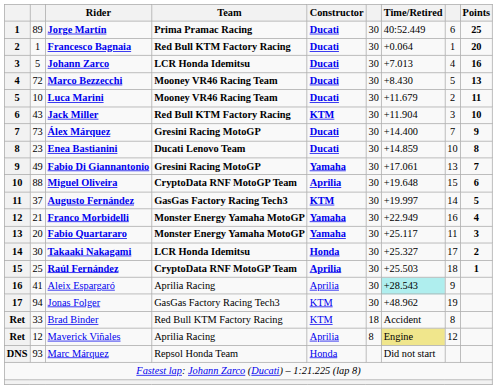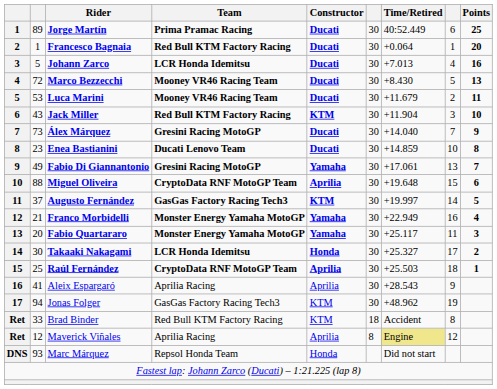(38, 97) 10 -> (38, 97) 53
(401, 131) +14.400 -> (401, 131) +14.040
(401, 285) paleturquoise background -> (401, 285) no background
